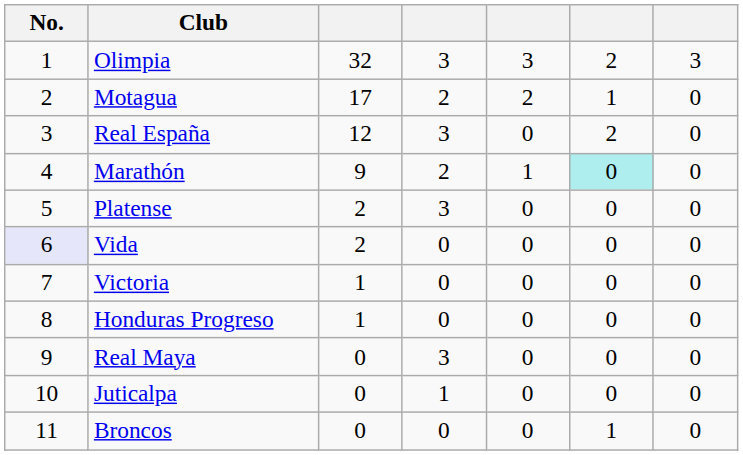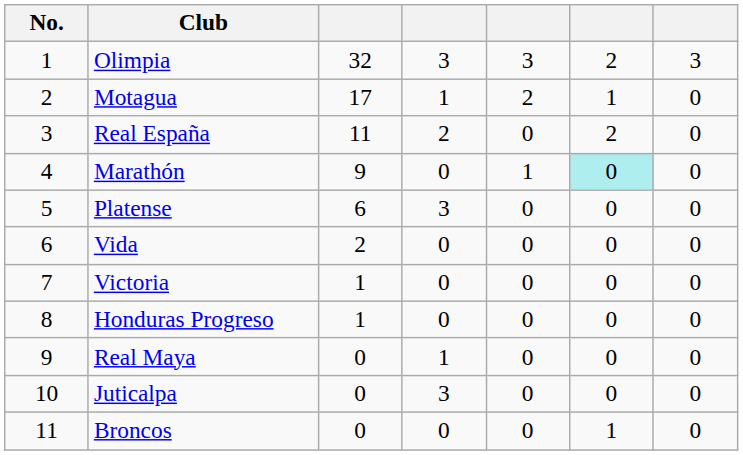(444, 97) 2 -> (444, 97) 1
(360, 134) 12 -> (360, 134) 11
(444, 134) 3 -> (444, 134) 2
(444, 171) 2 -> (444, 171) 0
(360, 208) 2 -> (360, 208) 6
(47, 245) lavender background -> (47, 245) no background
(444, 356) 3 -> (444, 356) 1
(444, 393) 1 -> (444, 393) 3
